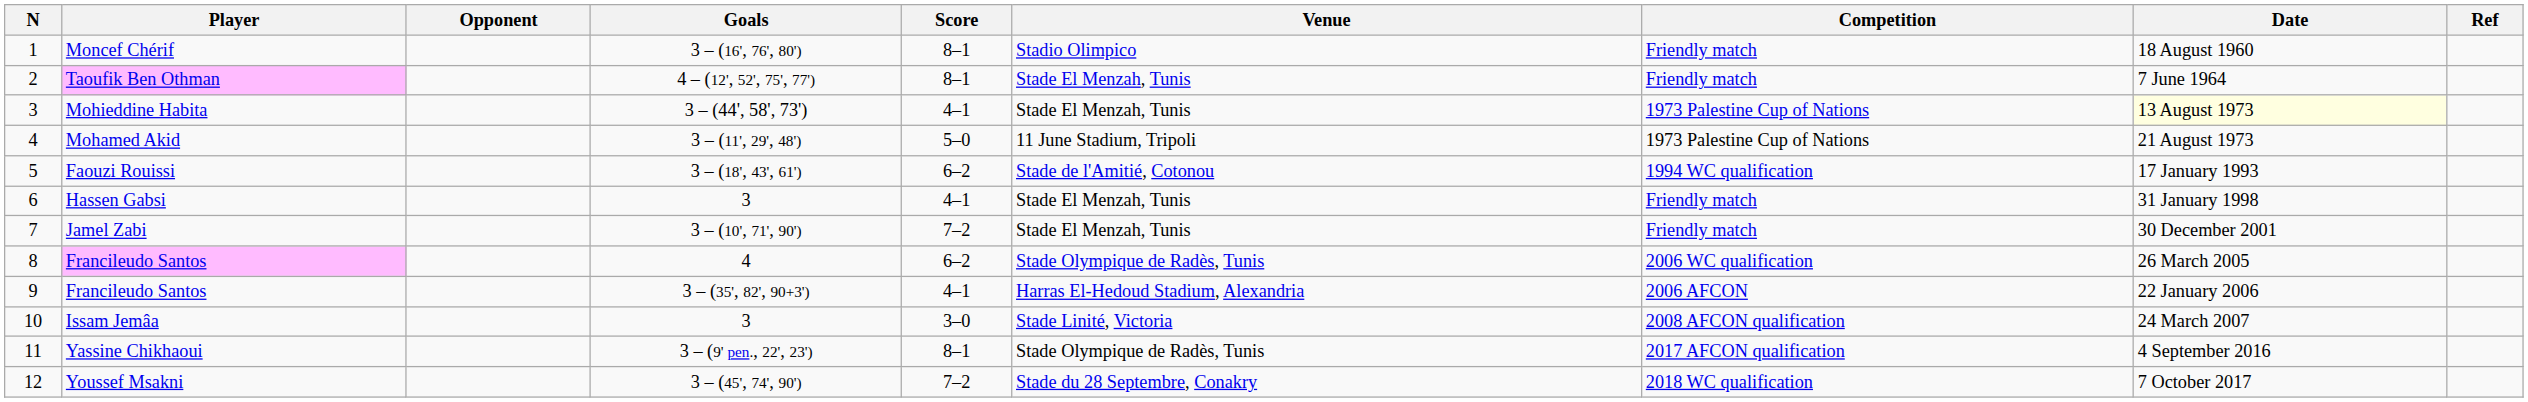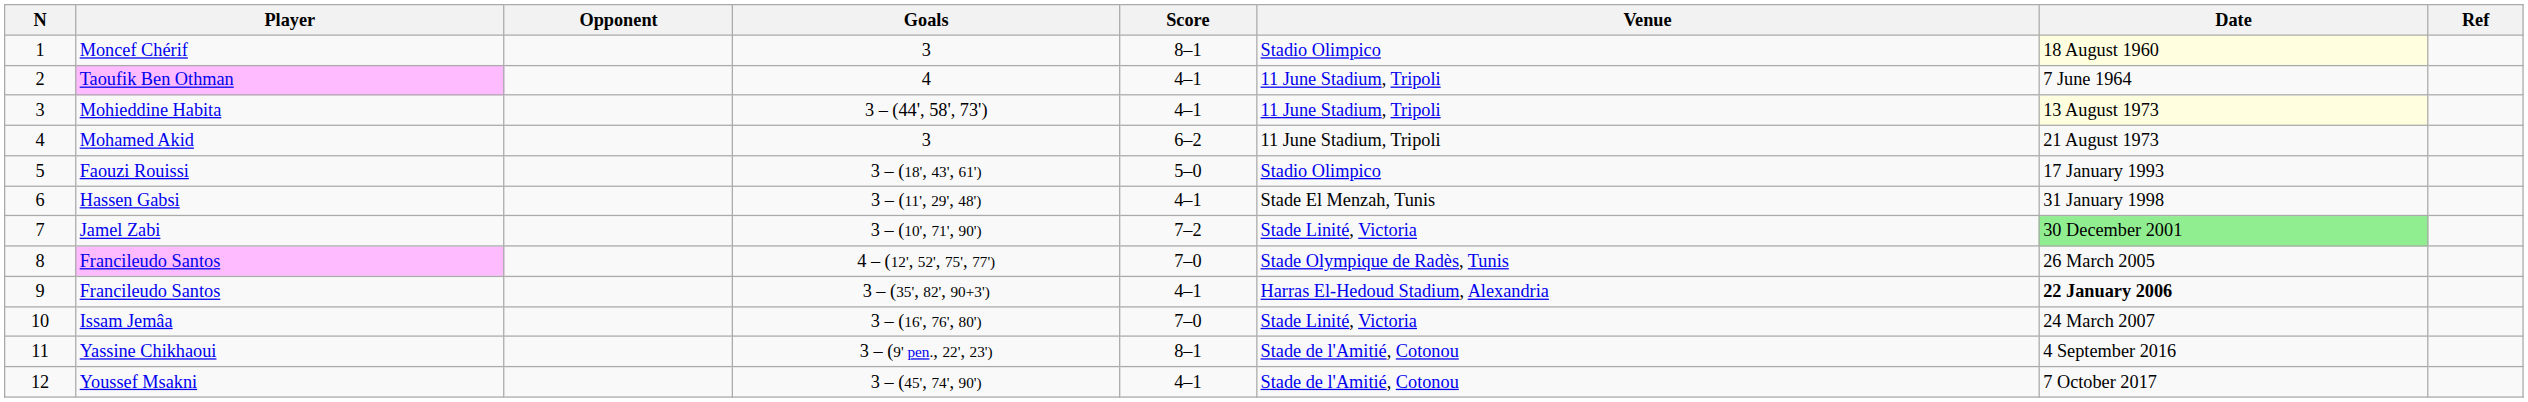- column: (1887, 19)
(746, 50) 3 – (16', 76', 80') -> (926, 50) 3
(2196, 50) no background -> (2101, 50) lightyellow background
(746, 80) 4 – (12', 52', 75', 77') -> (926, 80) 4
(957, 80) 8–1 -> (1188, 80) 4–1
(1103, 80) Stade El Menzah, Tunis -> (1351, 80) 11 June Stadium, Tripoli
(1103, 110) Stade El Menzah, Tunis -> (1351, 110) 11 June Stadium, Tripoli
(746, 140) 3 – (11', 29', 48') -> (926, 140) 3
(957, 140) 5–0 -> (1188, 140) 6–2
(957, 170) 6–2 -> (1188, 170) 5–0
(1115, 170) Stade de l'Amitié, Cotonou -> (1321, 170) Stadio Olimpico
(746, 200) 3 -> (926, 200) 3 – (11', 29', 48')
(1103, 231) Stade El Menzah, Tunis -> (1339, 231) Stade Linité, Victoria
(2207, 231) no background -> (2113, 231) lightgreen background
(746, 261) 4 -> (926, 261) 4 – (12', 52', 75', 77')
(957, 261) 6–2 -> (1188, 261) 7–0
(2198, 291) normal -> (2108, 291) bold
(746, 321) 3 -> (926, 321) 3 – (16', 76', 80')
(957, 321) 3–0 -> (1188, 321) 7–0
(1140, 351) Stade Olympique de Radès, Tunis -> (1360, 351) Stade de l'Amitié, Cotonou
(957, 381) 7–2 -> (1188, 381) 4–1
(1137, 381) Stade du 28 Septembre, Conakry -> (1360, 381) Stade de l'Amitié, Cotonou
